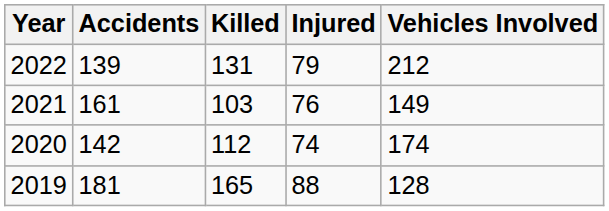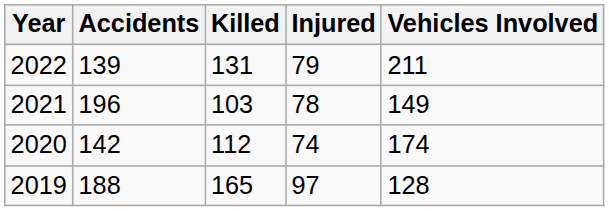(408, 64) 212 -> (408, 64) 211
(100, 104) 161 -> (100, 104) 196
(306, 104) 76 -> (306, 104) 78
(100, 184) 181 -> (100, 184) 188
(306, 184) 88 -> (306, 184) 97
